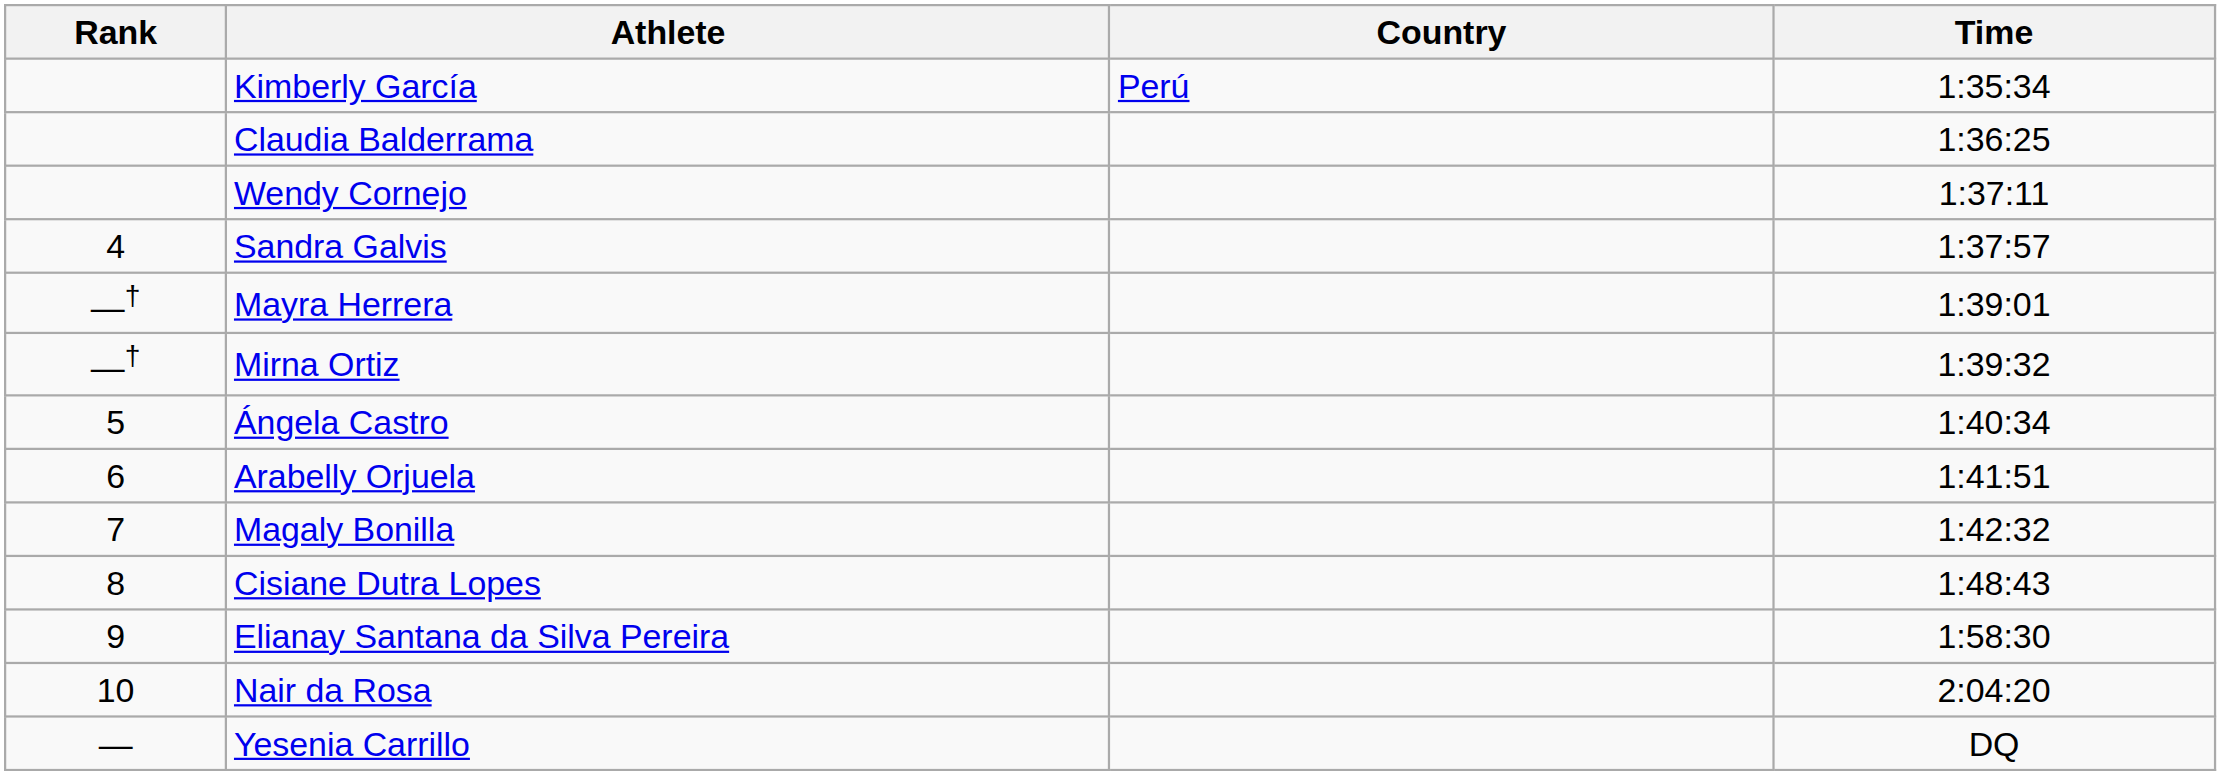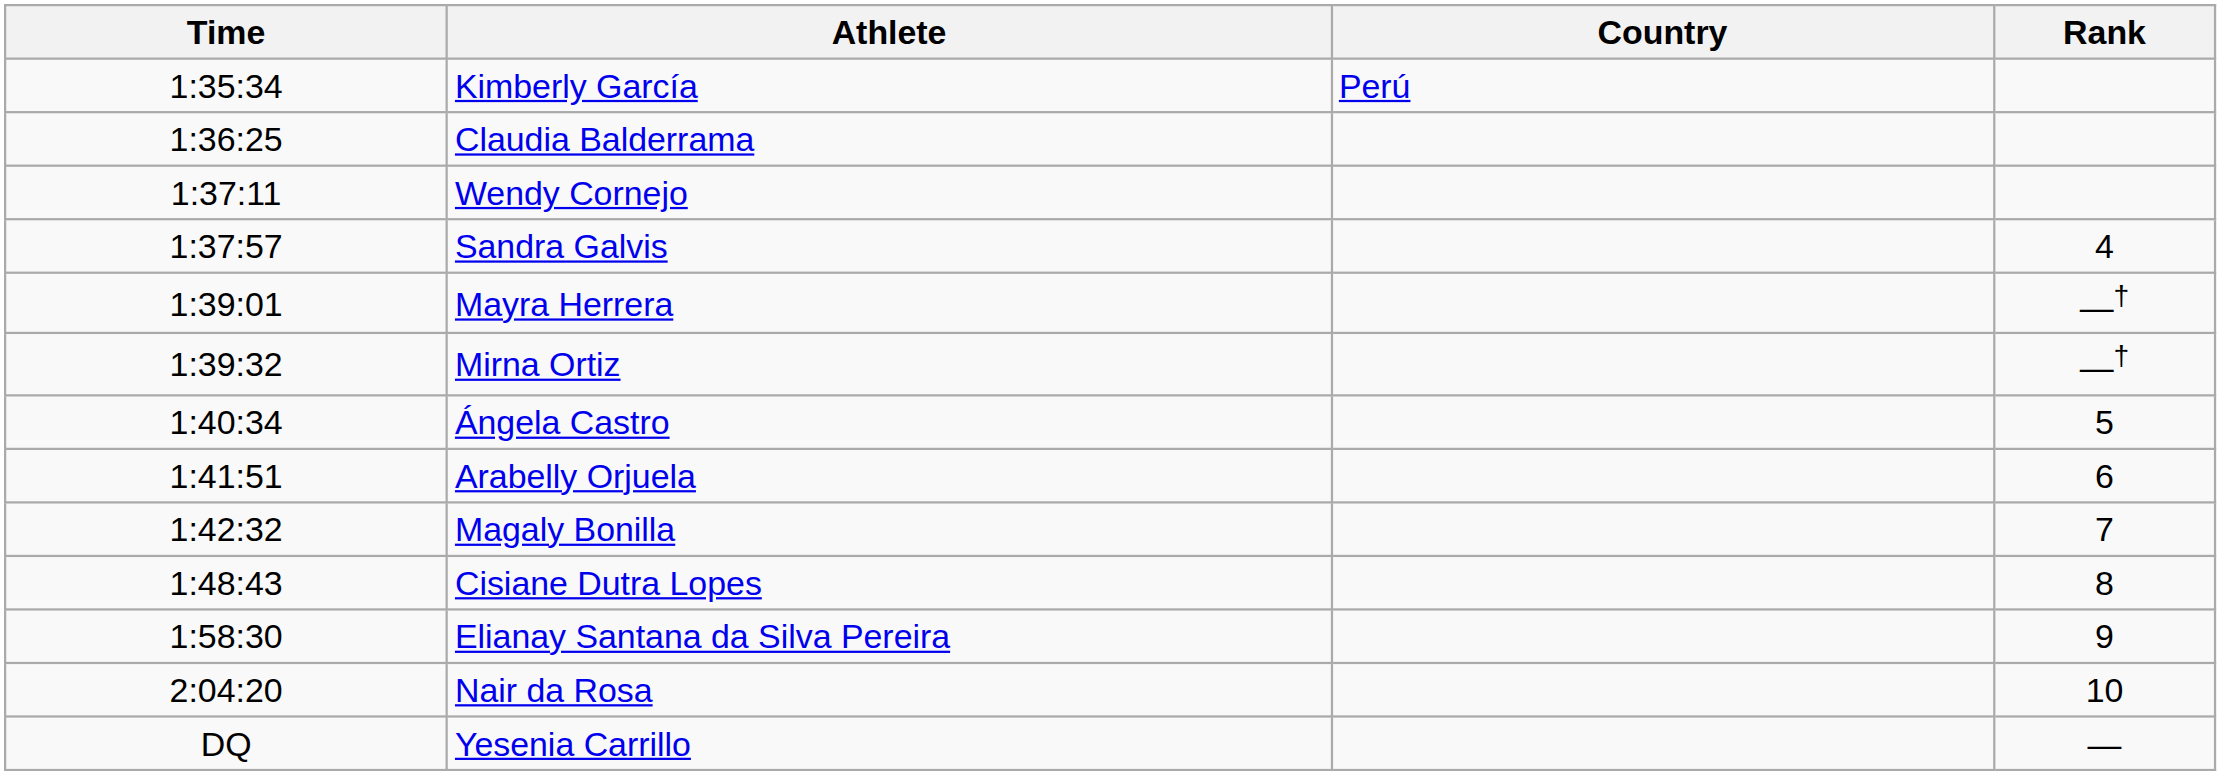columns swapped: (116, 32) <-> (1994, 32)
